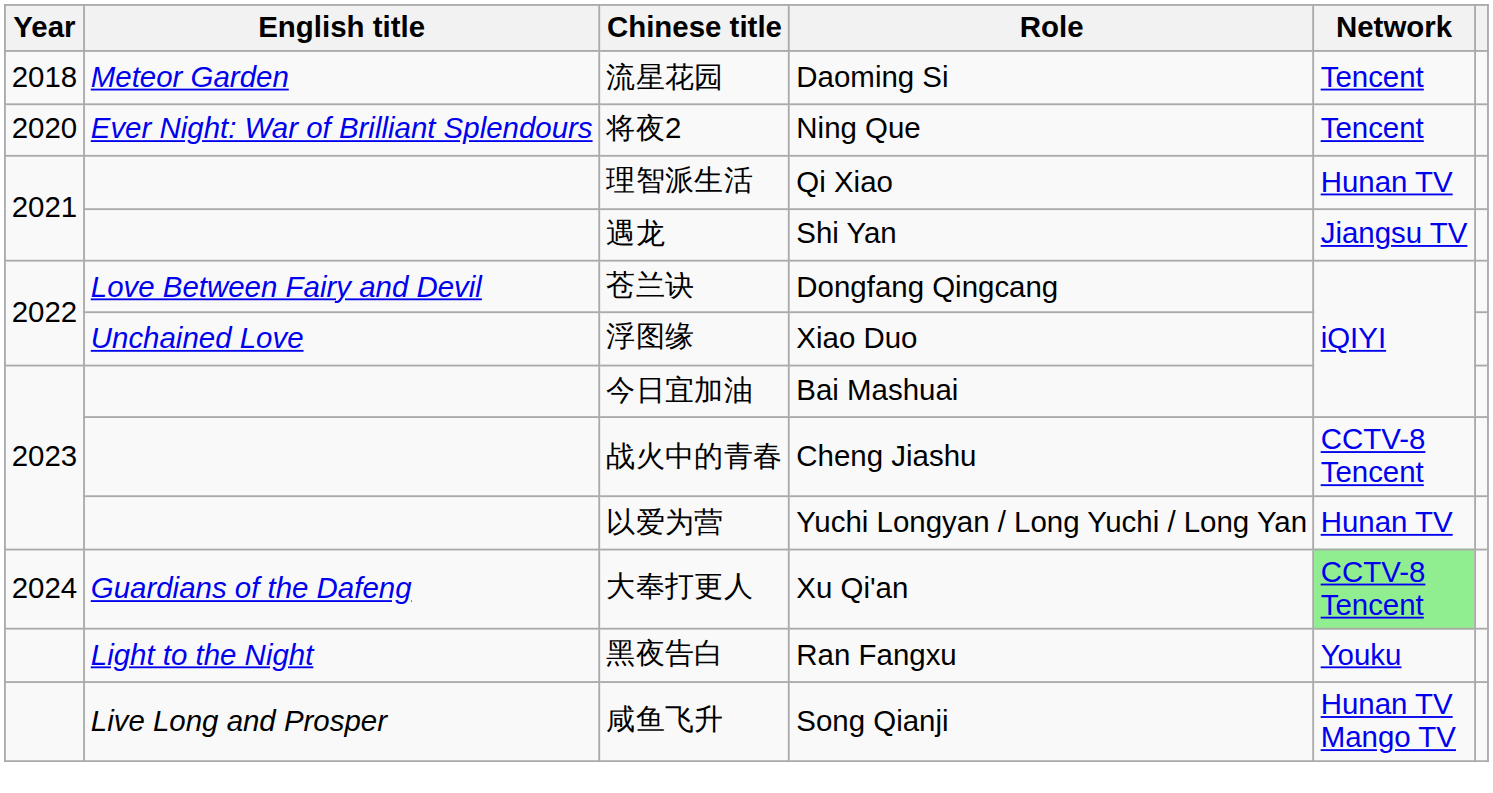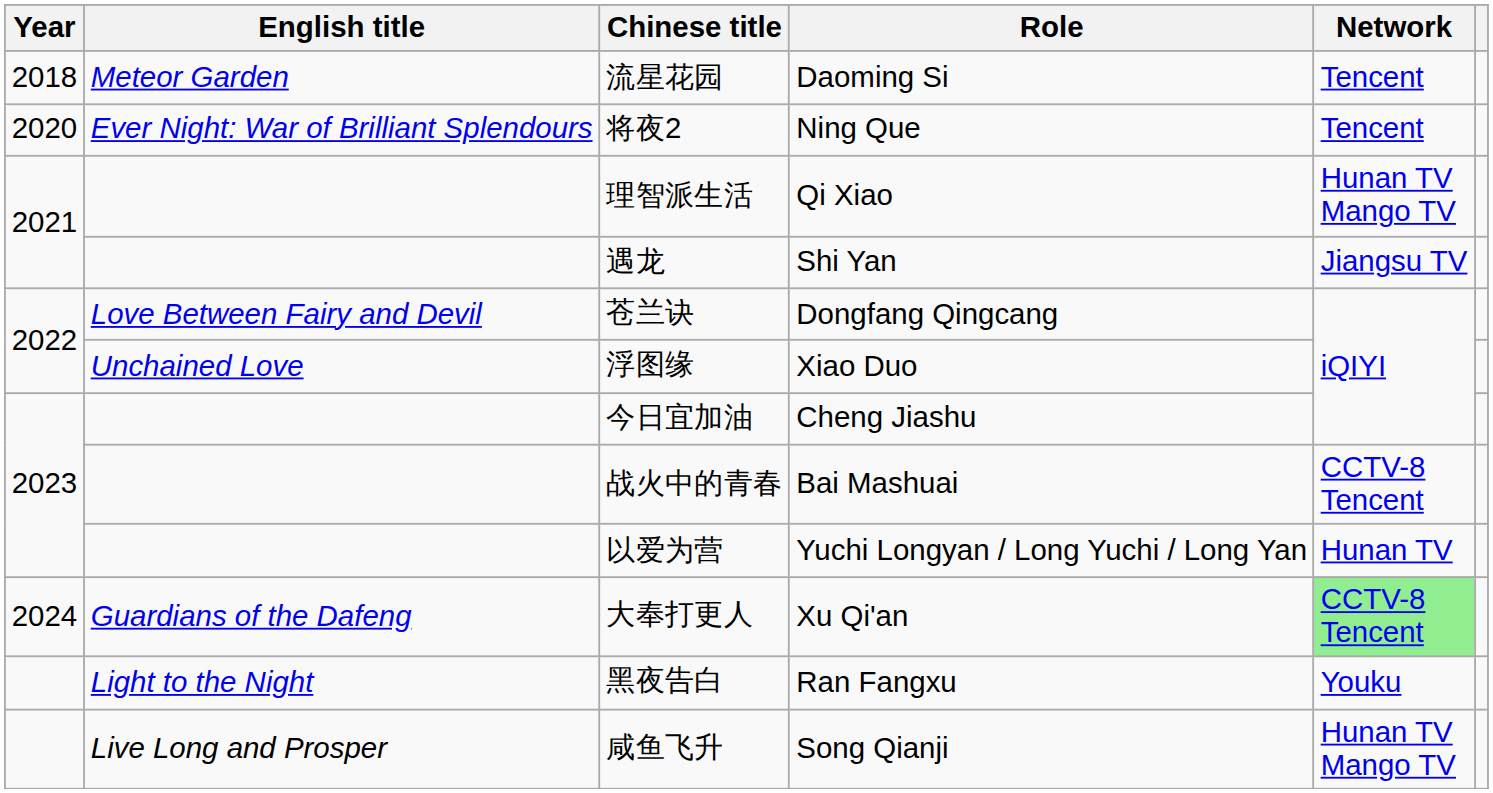(1387, 181) Hunan TV -> (1388, 195) Hunan TV Mango TV
(877, 390) Bai Mashuai -> (886, 418) Cheng Jiashu
(886, 456) Cheng Jiashu -> (877, 484) Bai Mashuai
